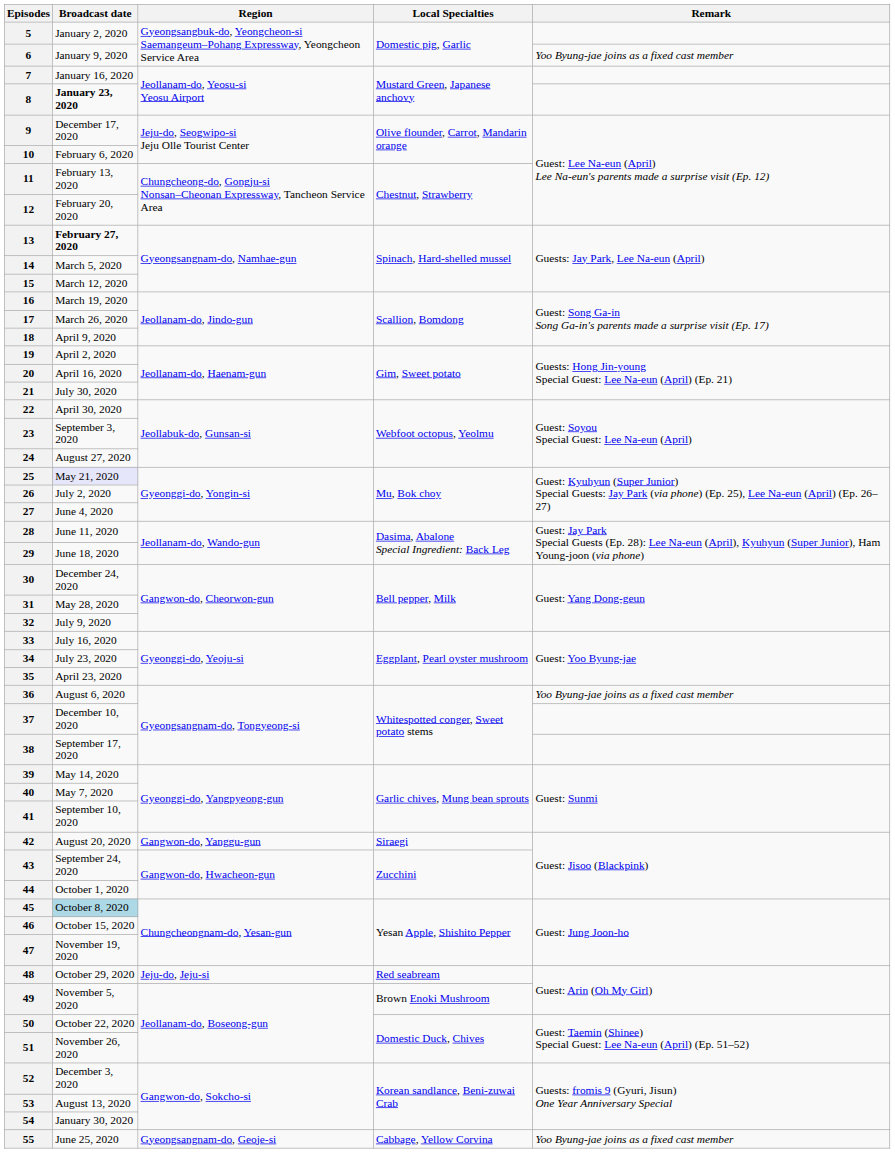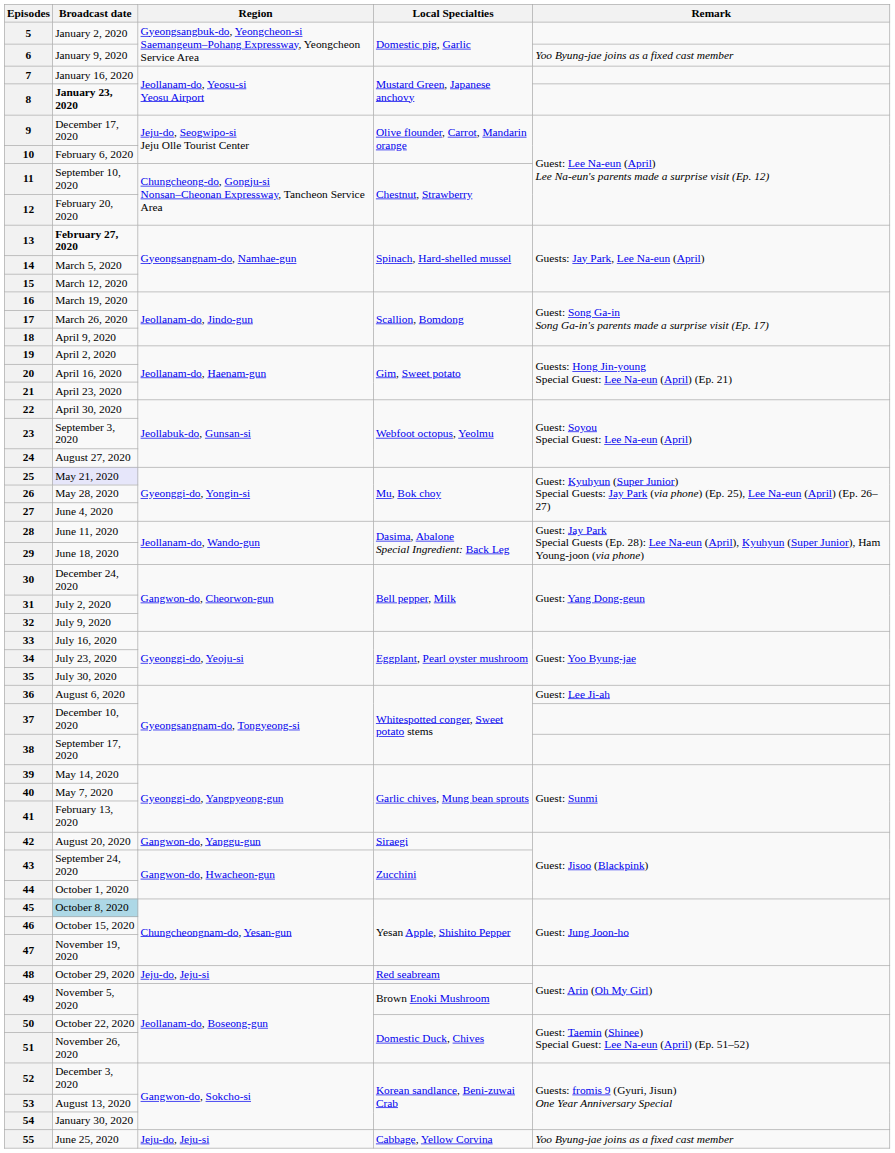(84, 179) February 13, 2020 -> (88, 179) September 10, 2020
(86, 391) July 30, 2020 -> (88, 391) April 23, 2020
(83, 494) July 2, 2020 -> (87, 494) May 28, 2020
(87, 604) May 28, 2020 -> (83, 604) July 2, 2020
(88, 676) April 23, 2020 -> (86, 676) July 30, 2020
(634, 694) Yoo Byung-jae joins as a fixed cast member -> (573, 694) Guest: Lee Ji-ah
(88, 816) September 10, 2020 -> (84, 816) February 13, 2020
(208, 1139) Gyeongsangnam-do, Geoje-si -> (175, 1139) Jeju-do, Jeju-si
